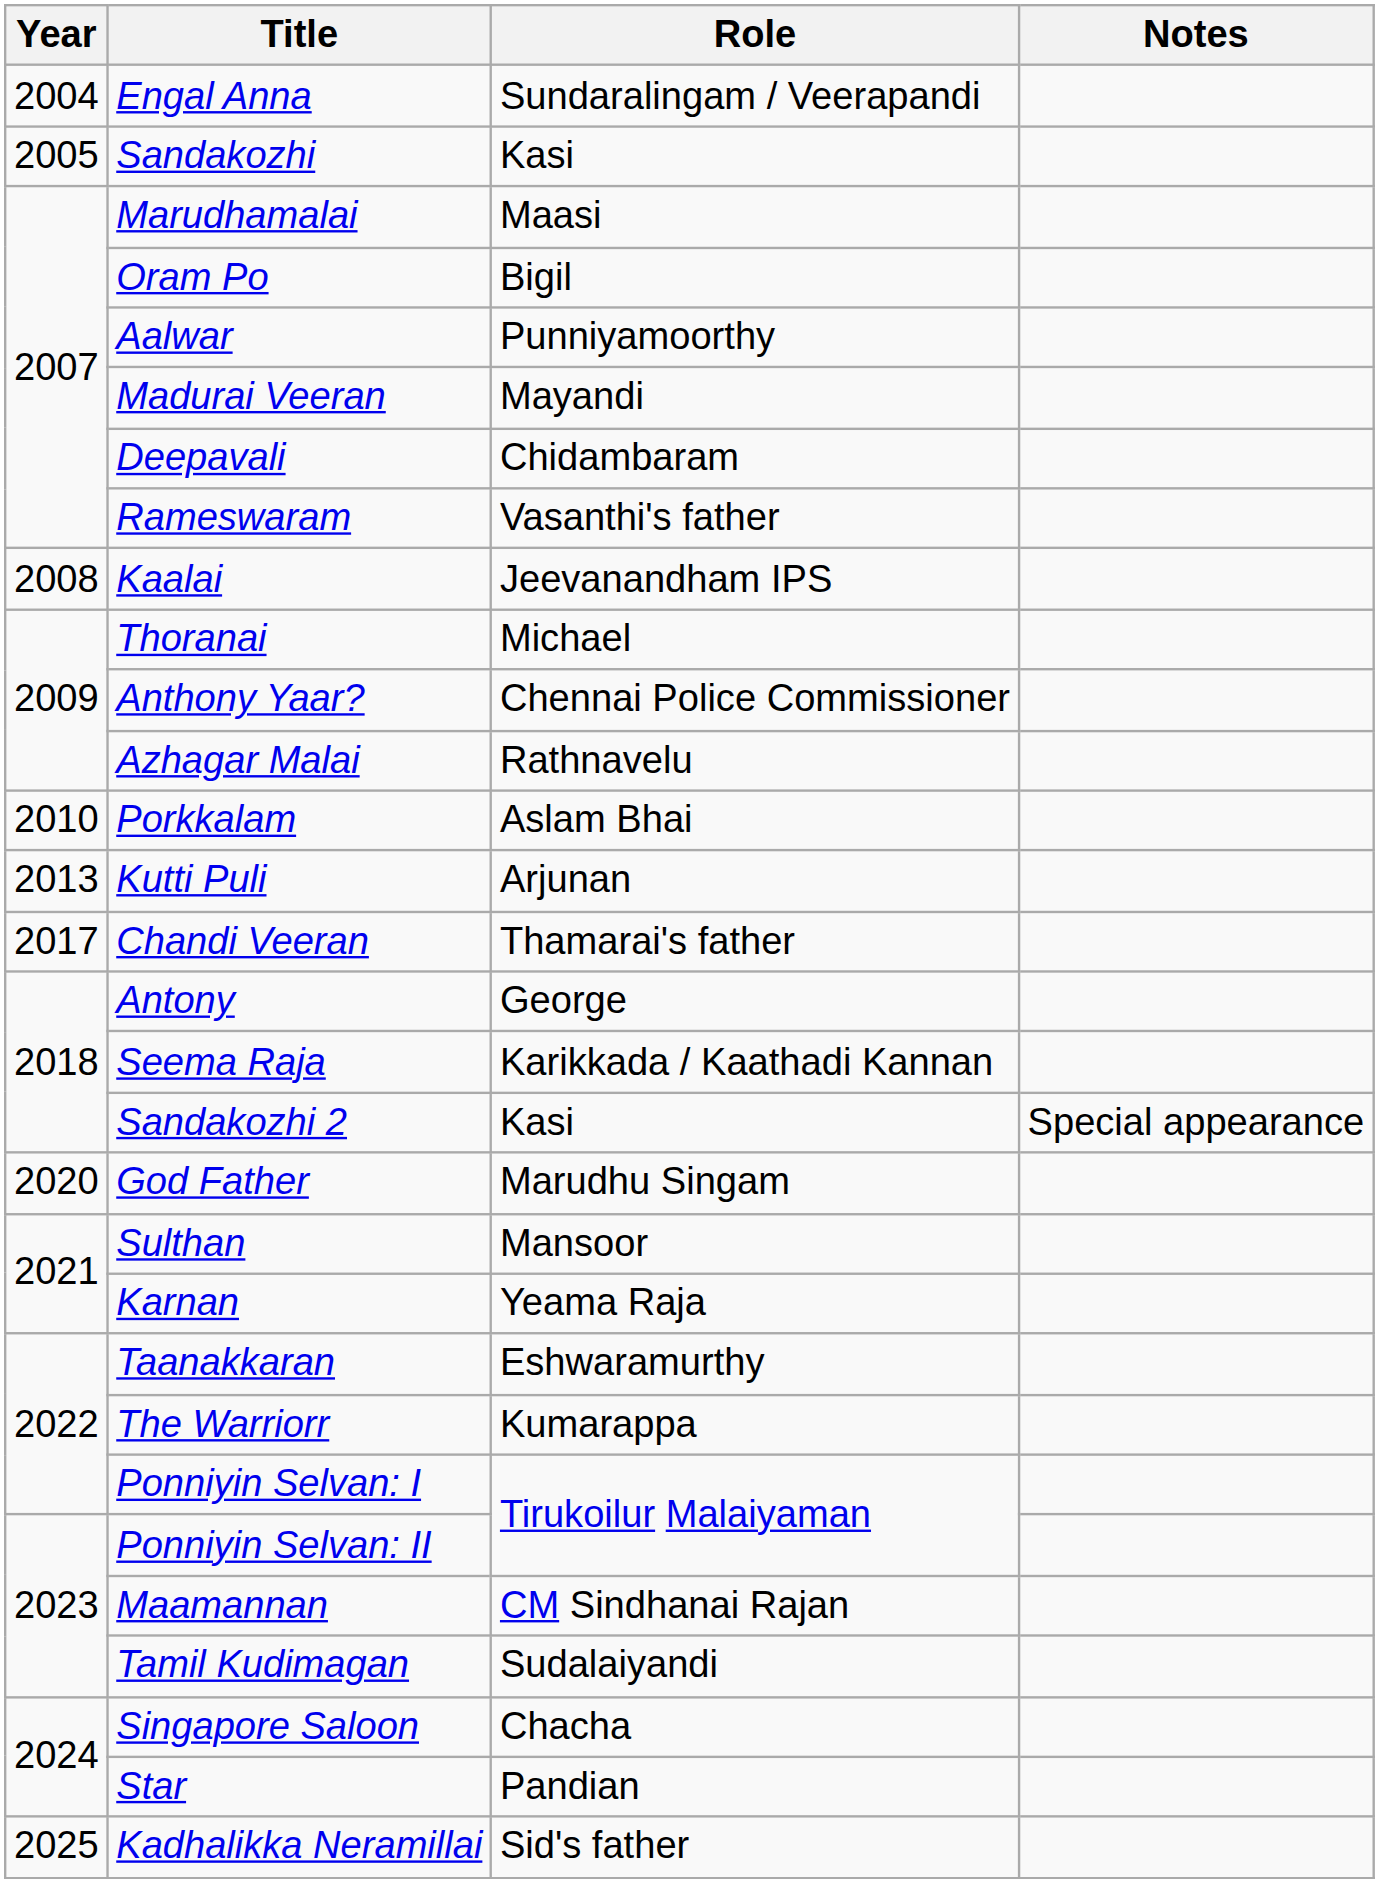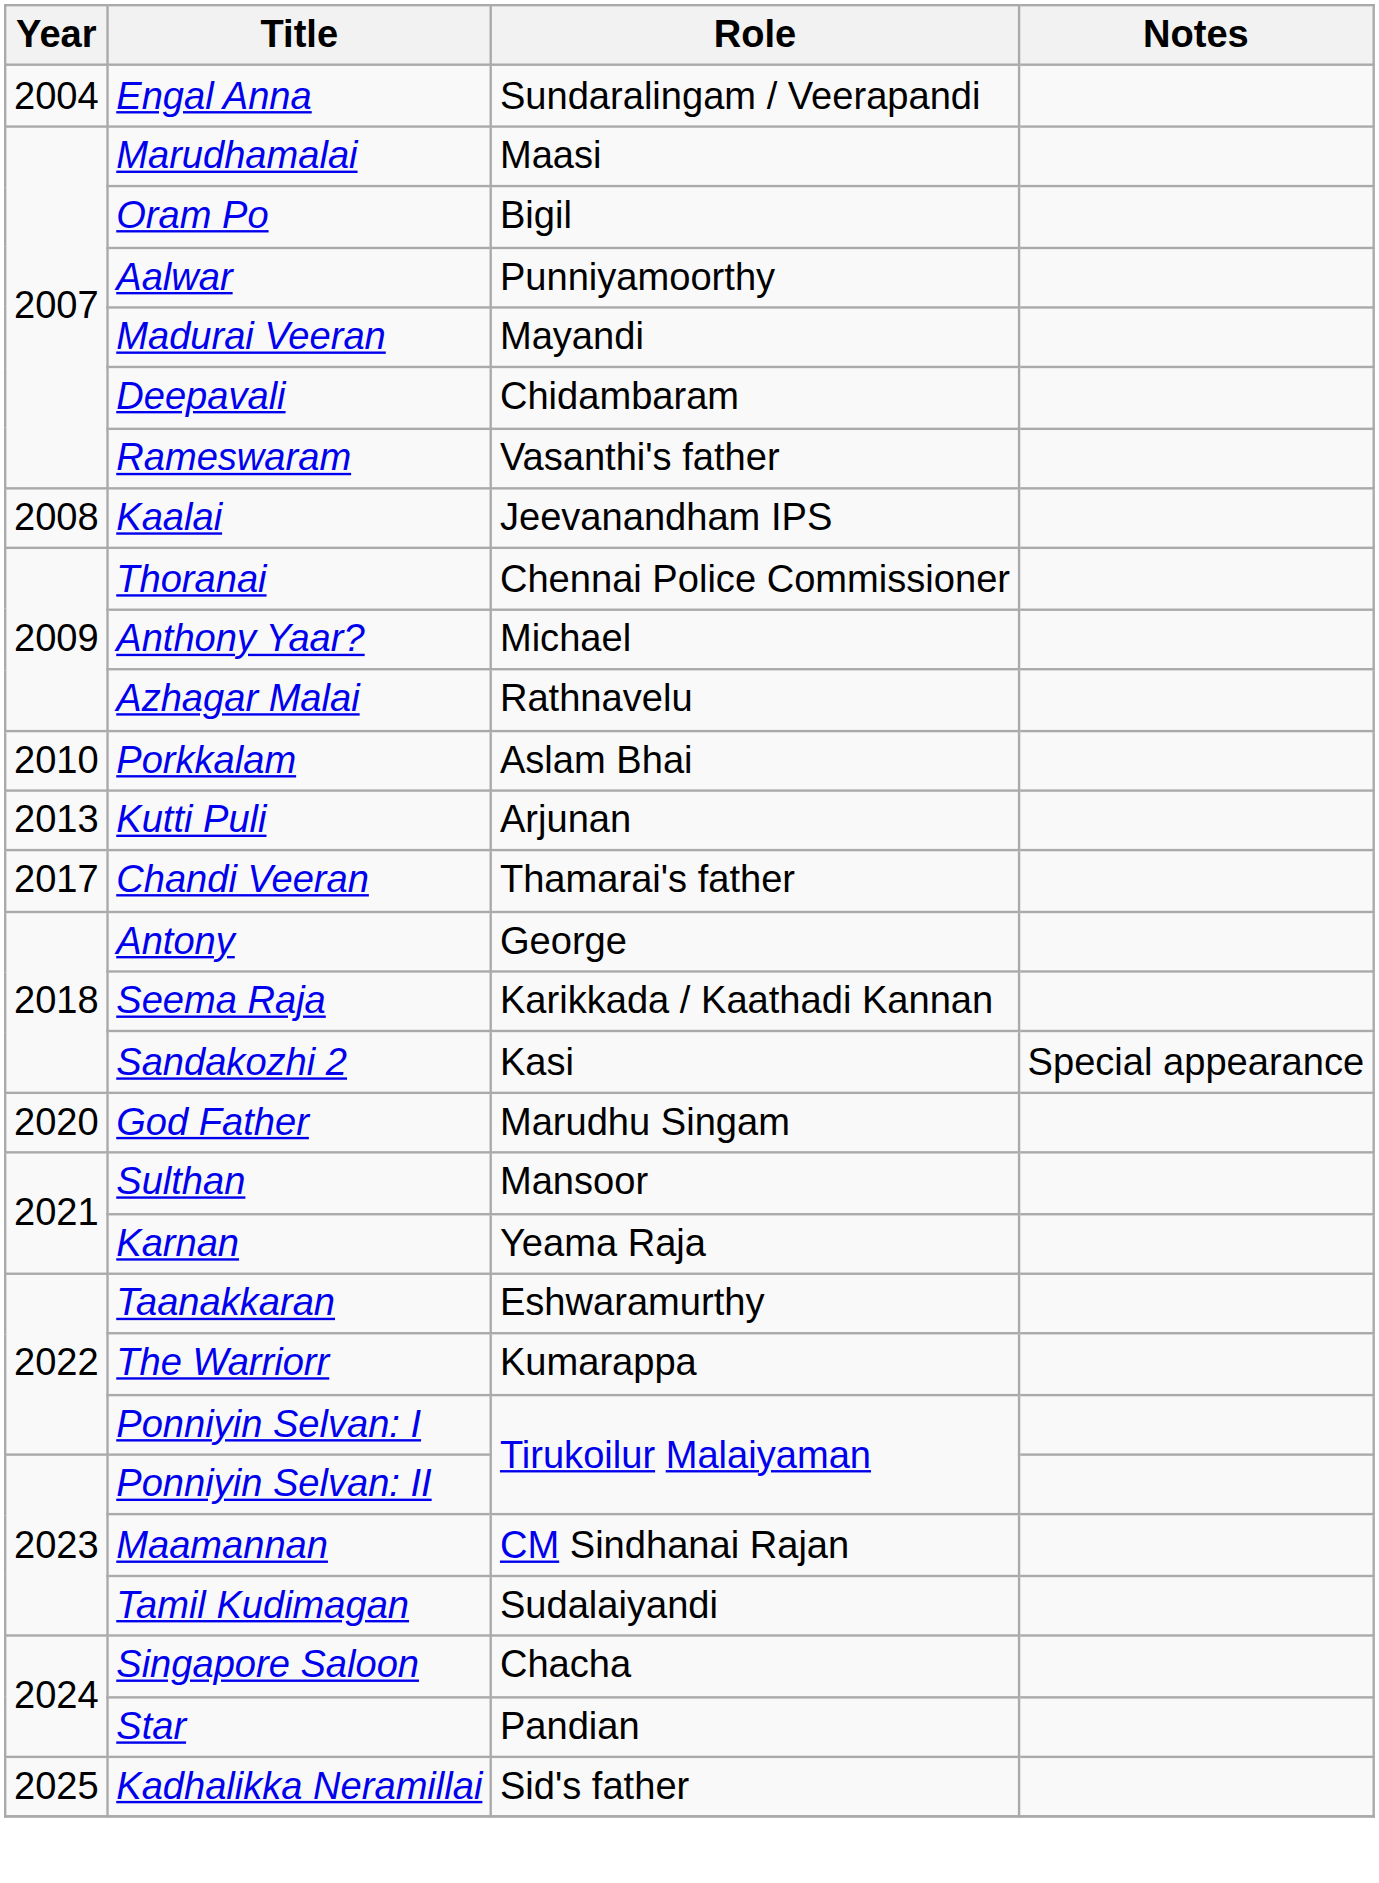- row: (216, 155)
(566, 638) Michael -> (755, 578) Chennai Police Commissioner
(755, 699) Chennai Police Commissioner -> (566, 638) Michael
